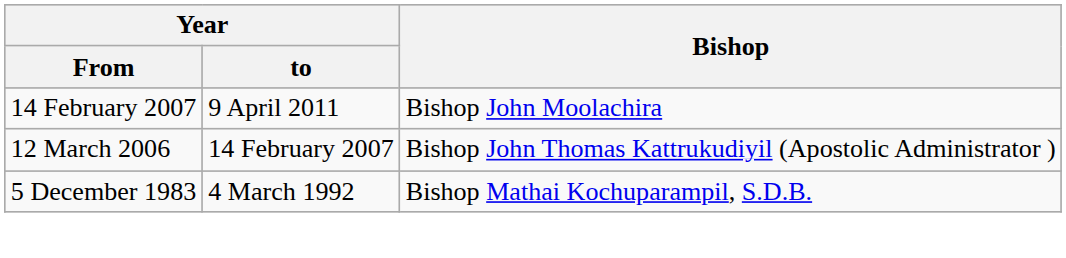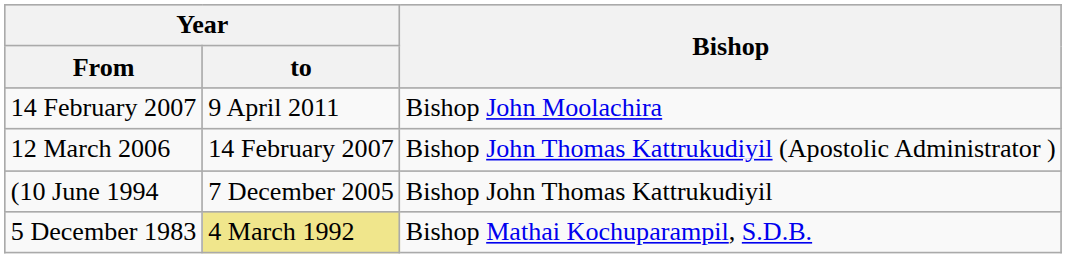+ row: (85, 190)
(281, 190) no background -> (281, 231) khaki background
